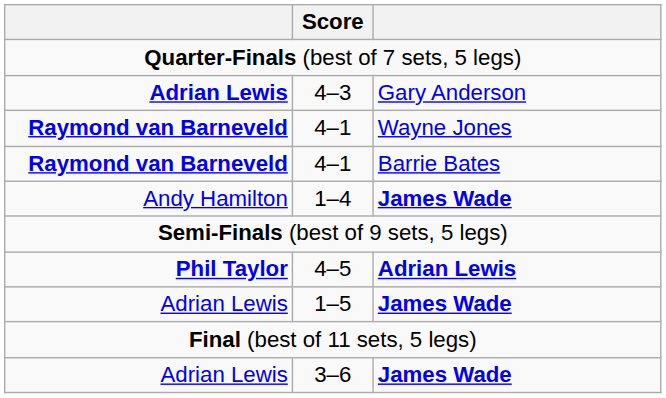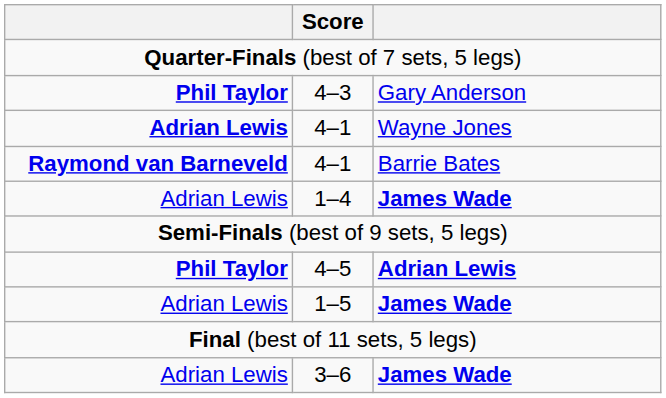(219, 92) Adrian Lewis -> (232, 92) Phil Taylor
(158, 127) Raymond van Barneveld -> (219, 127) Adrian Lewis
(216, 198) Andy Hamilton -> (224, 198) Adrian Lewis
